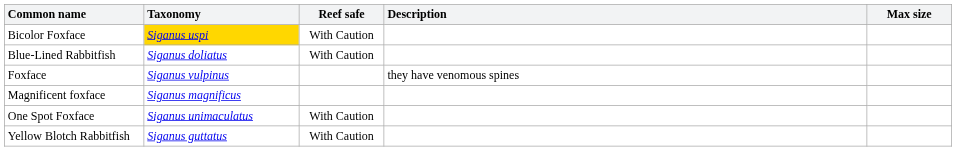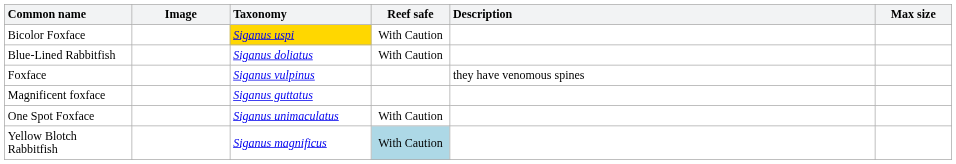+ column: (181, 14)
(194, 95) Siganus magnificus -> (273, 95) Siganus guttatus
(187, 136) Siganus guttatus -> (280, 142) Siganus magnificus
(342, 136) no background -> (410, 142) lightblue background
